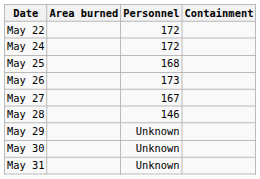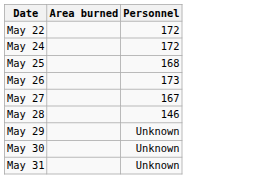- column: (219, 13)
